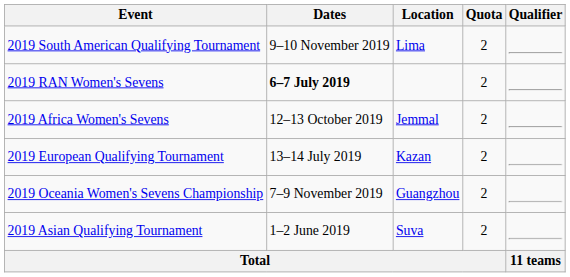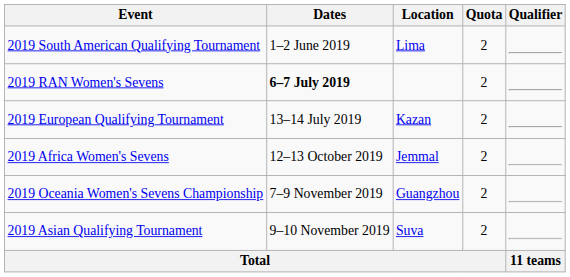(330, 44) 9–10 November 2019 -> (310, 44) 1–2 June 2019
rows swapped: (116, 156) <-> (88, 119)
(310, 231) 1–2 June 2019 -> (330, 231) 9–10 November 2019
